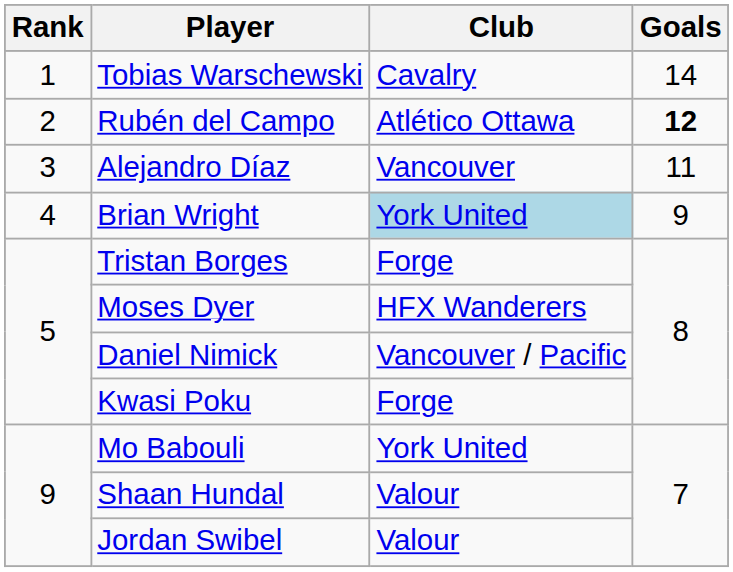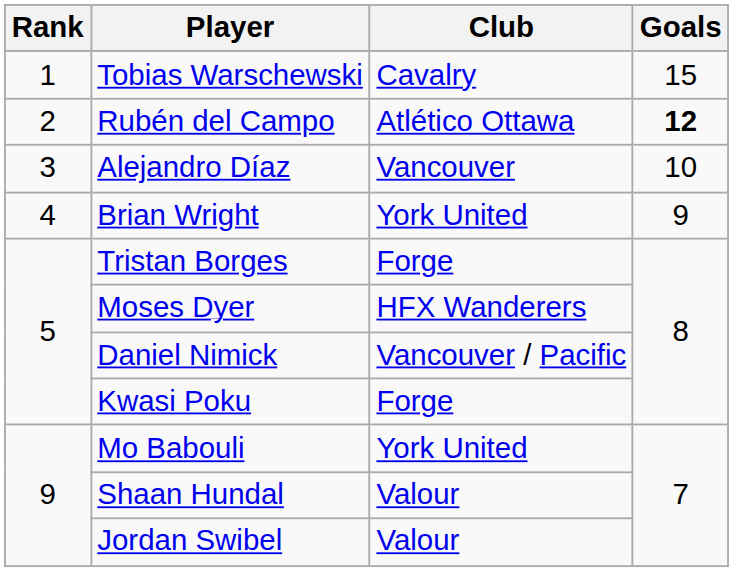(681, 74) 14 -> (681, 74) 15
(681, 167) 11 -> (681, 167) 10
(452, 214) lightblue background -> (452, 214) no background
